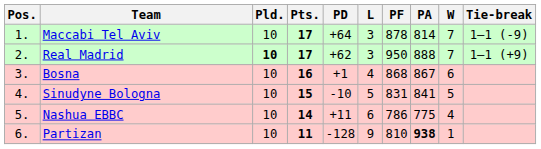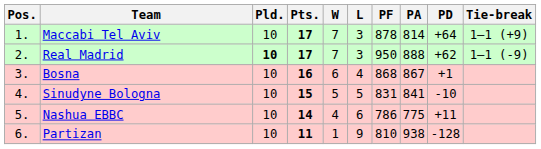columns swapped: (451, 14) <-> (340, 14)
(499, 34) 1–1 (-9) -> (499, 34) 1–1 (+9)
(499, 54) 1–1 (+9) -> (499, 54) 1–1 (-9)
(425, 134) bold -> (414, 134) normal
